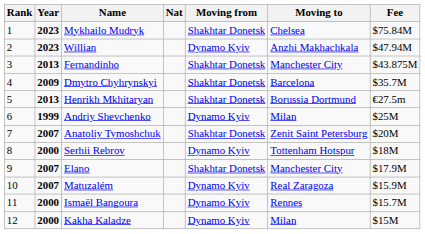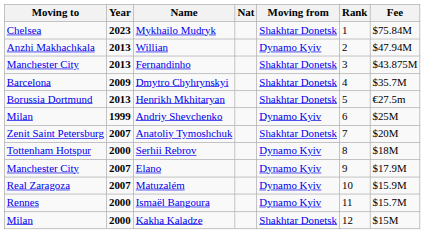columns swapped: (20, 13) <-> (319, 13)
(48, 47) 2023 -> (120, 47) 2013
(226, 168) Shakhtar Donetsk -> (290, 168) Dynamo Kyiv
(219, 220) Dynamo Kyiv -> (298, 220) Shakhtar Donetsk
